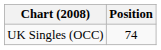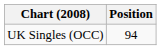(131, 34) 74 -> (131, 34) 94
